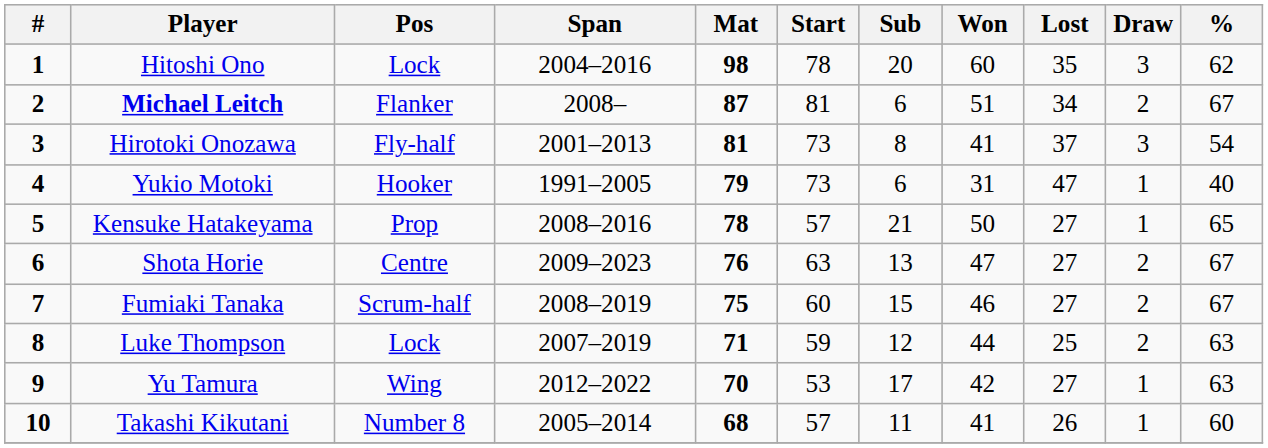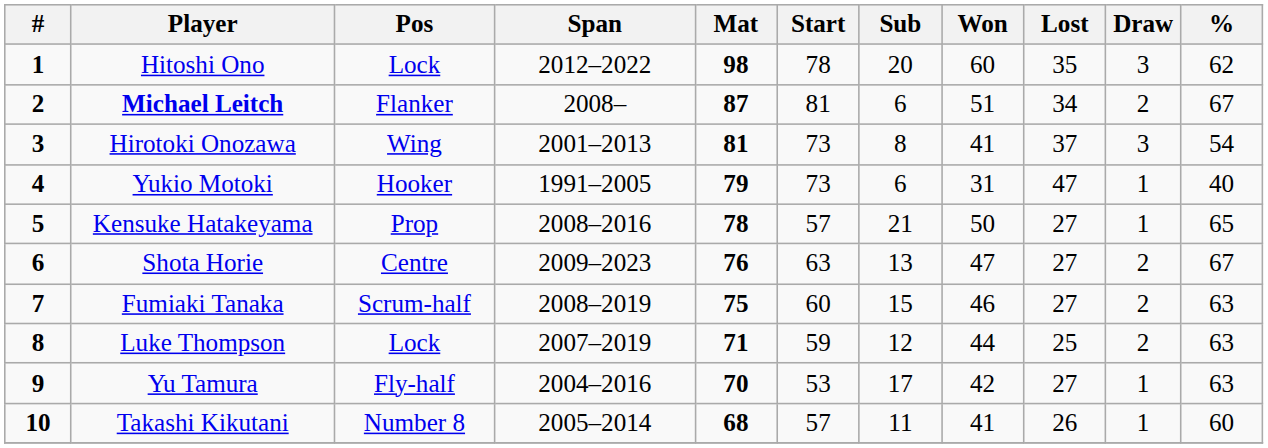(595, 64) 2004–2016 -> (595, 64) 2012–2022
(414, 143) Fly-half -> (414, 143) Wing
(1221, 303) 67 -> (1221, 303) 63
(414, 382) Wing -> (414, 382) Fly-half
(595, 382) 2012–2022 -> (595, 382) 2004–2016
